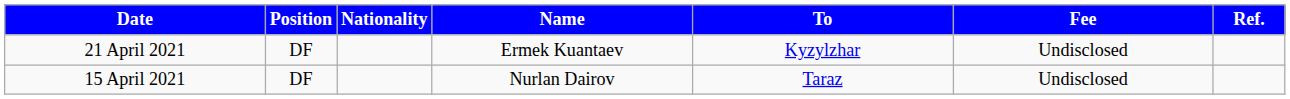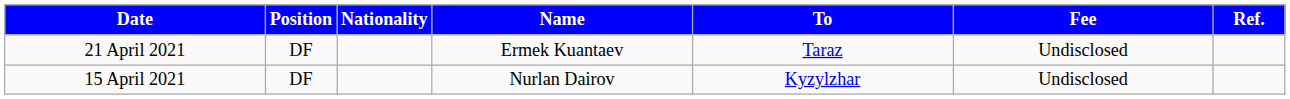(823, 49) Kyzylzhar -> (823, 49) Taraz
(823, 79) Taraz -> (823, 79) Kyzylzhar
